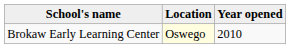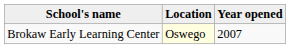(230, 33) 2010 -> (230, 33) 2007
